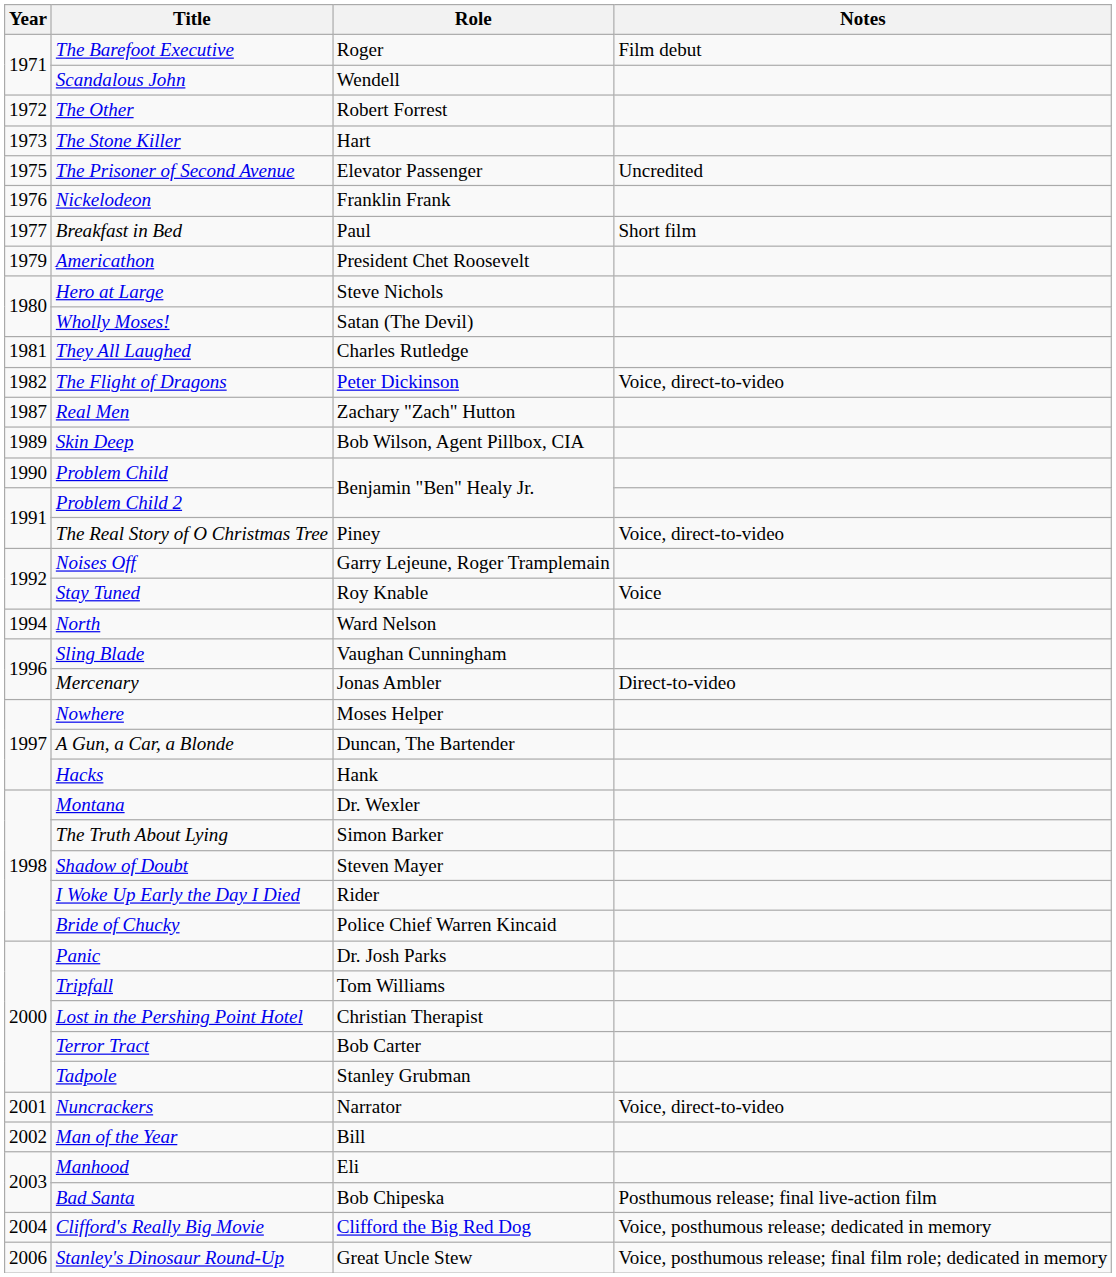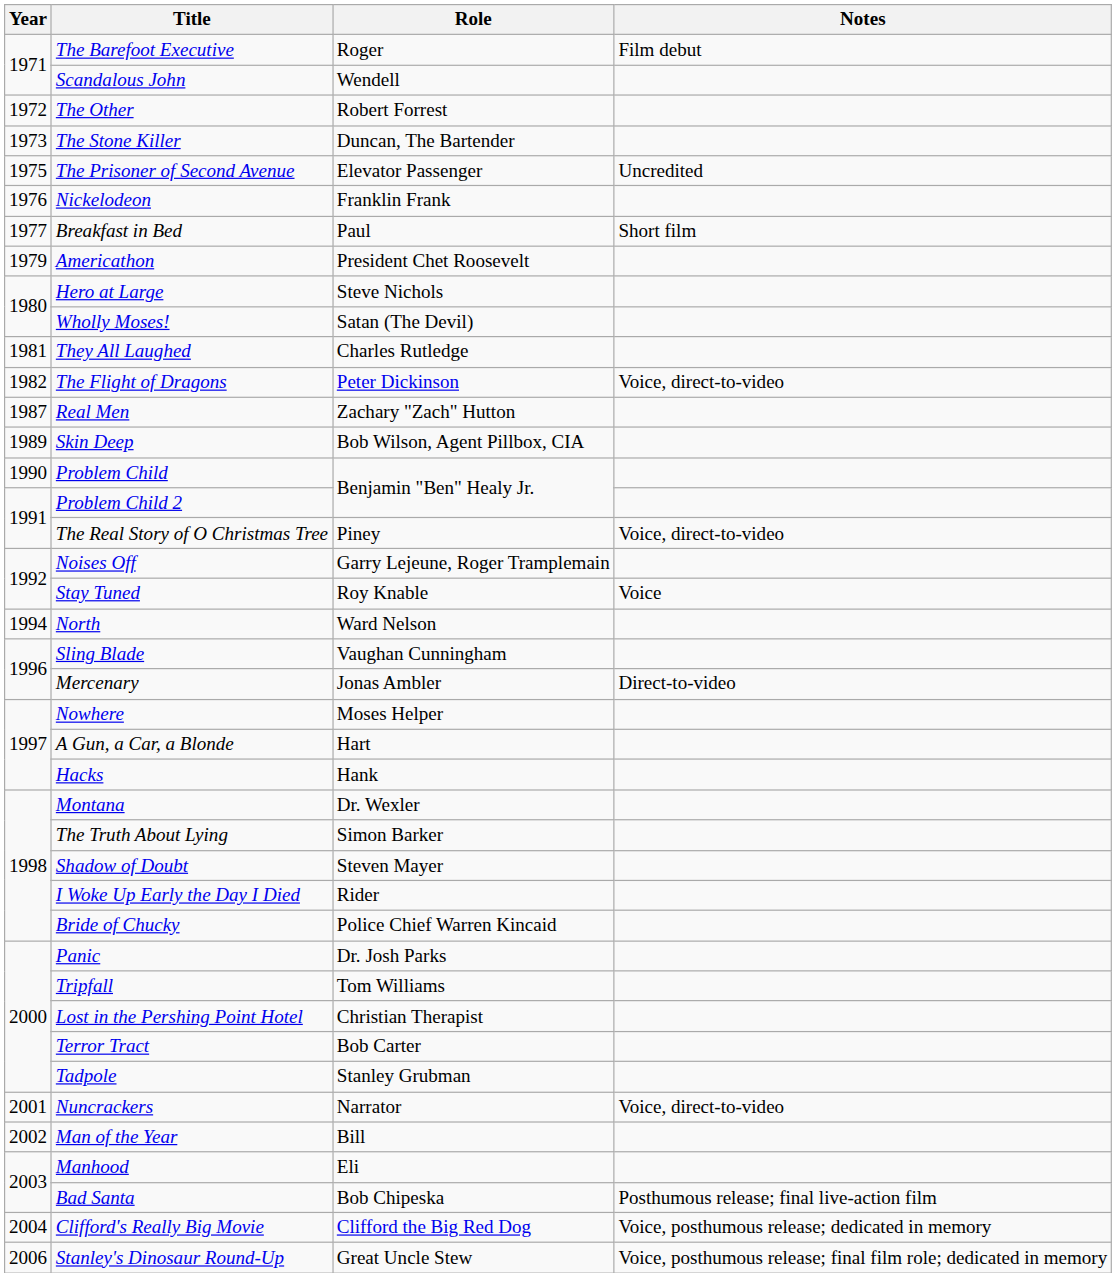(354, 140) Hart -> (426, 140) Duncan, The Bartender
(426, 744) Duncan, The Bartender -> (354, 744) Hart
